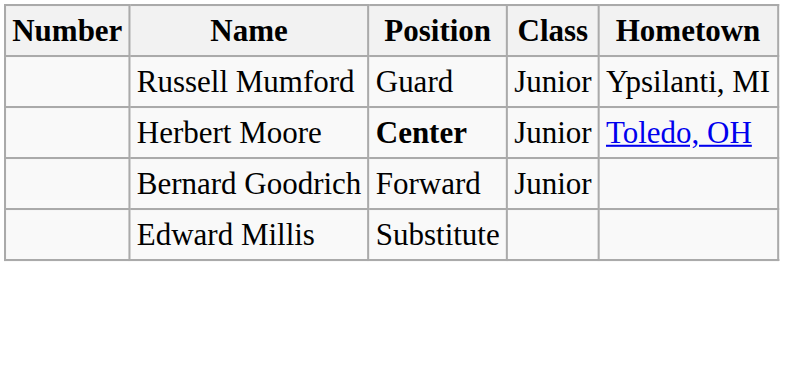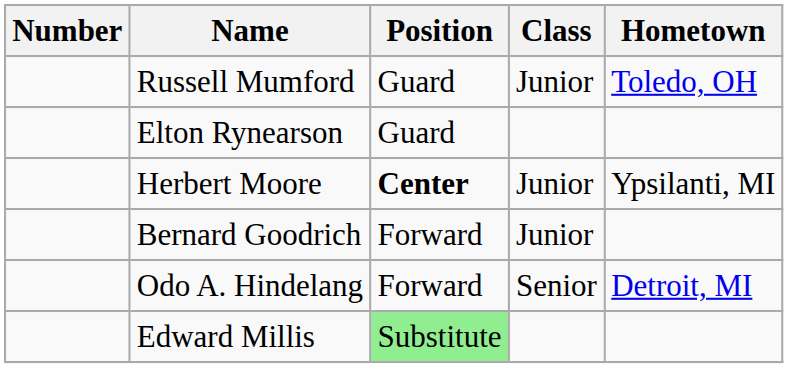(688, 81) Ypsilanti, MI -> (684, 81) Toledo, OH
+ row: (240, 132)
(679, 132) Toledo, OH -> (693, 183) Ypsilanti, MI
+ row: (250, 285)
(438, 234) no background -> (440, 337) lightgreen background
